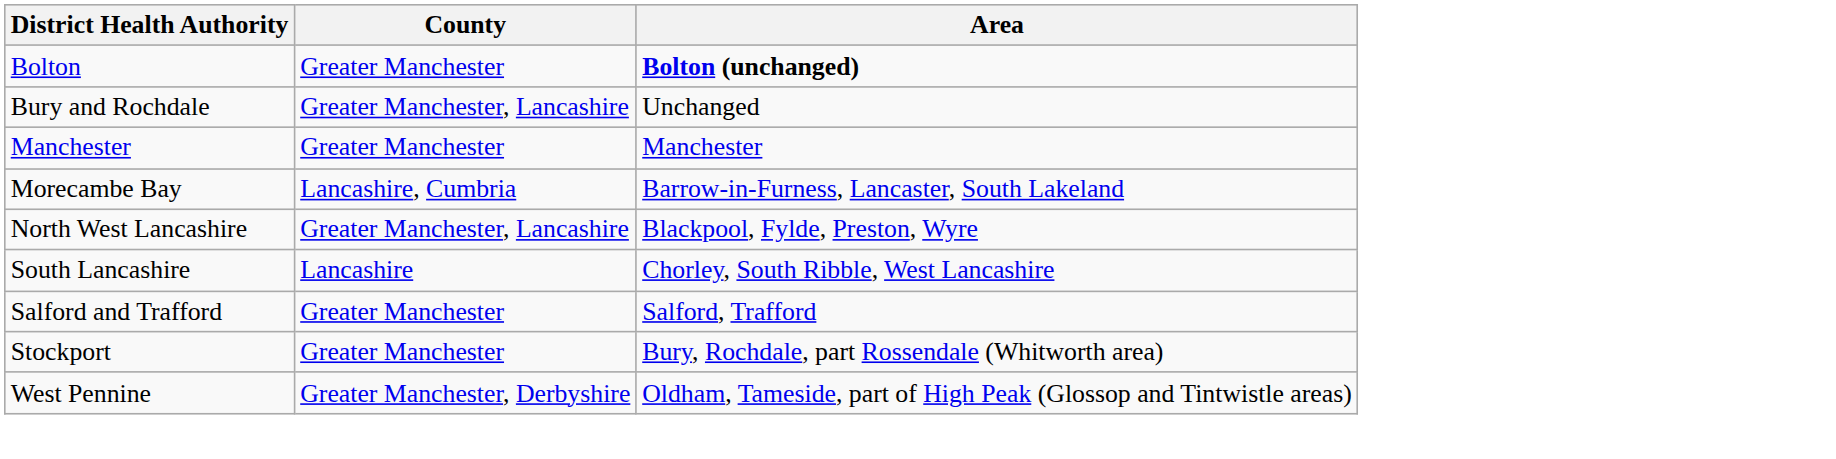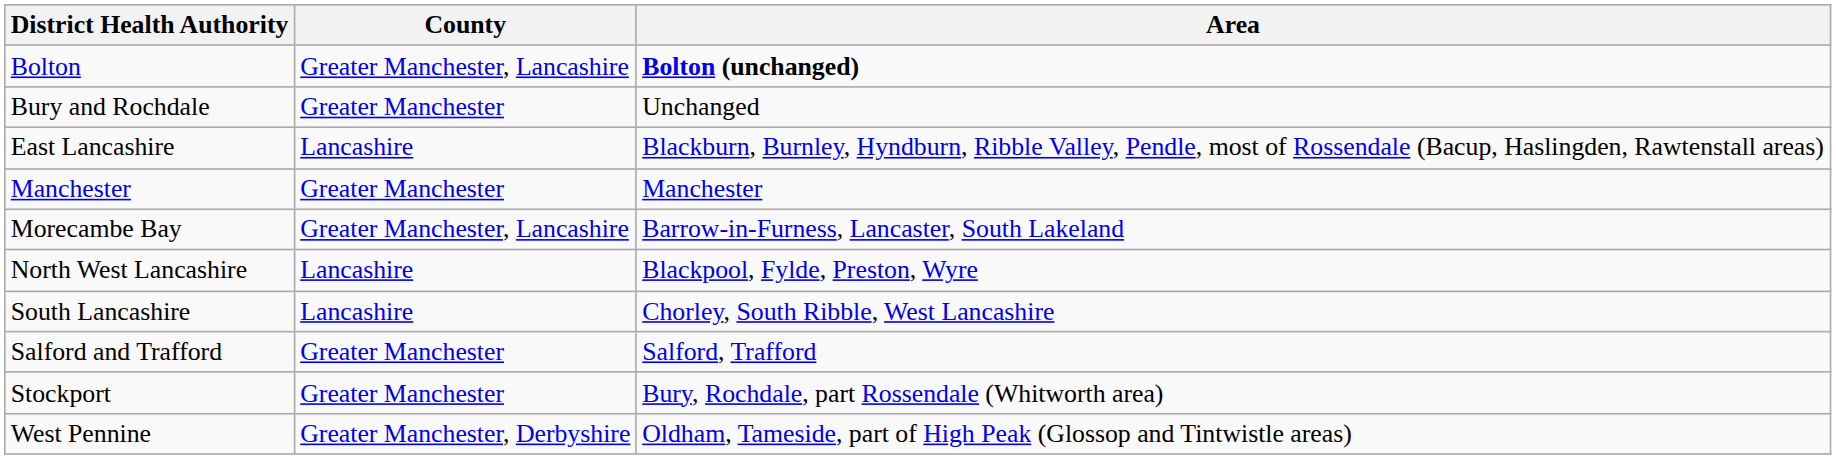(402, 65) Greater Manchester -> (465, 65) Greater Manchester, Lancashire
(465, 106) Greater Manchester, Lancashire -> (402, 106) Greater Manchester
+ row: (93, 147)
(408, 188) Lancashire, Cumbria -> (465, 229) Greater Manchester, Lancashire
(465, 229) Greater Manchester, Lancashire -> (357, 270) Lancashire
